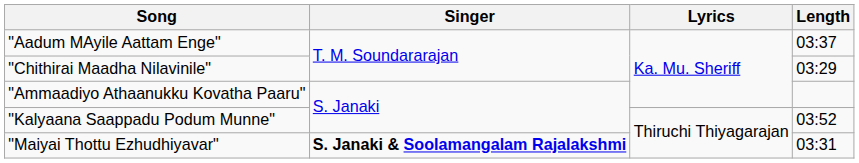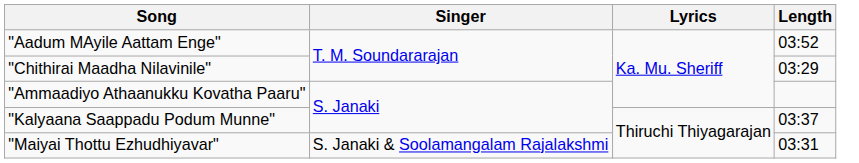(817, 42) 03:37 -> (799, 42) 03:52
(817, 119) 03:52 -> (799, 119) 03:37
(470, 145) bold -> (461, 145) normal
